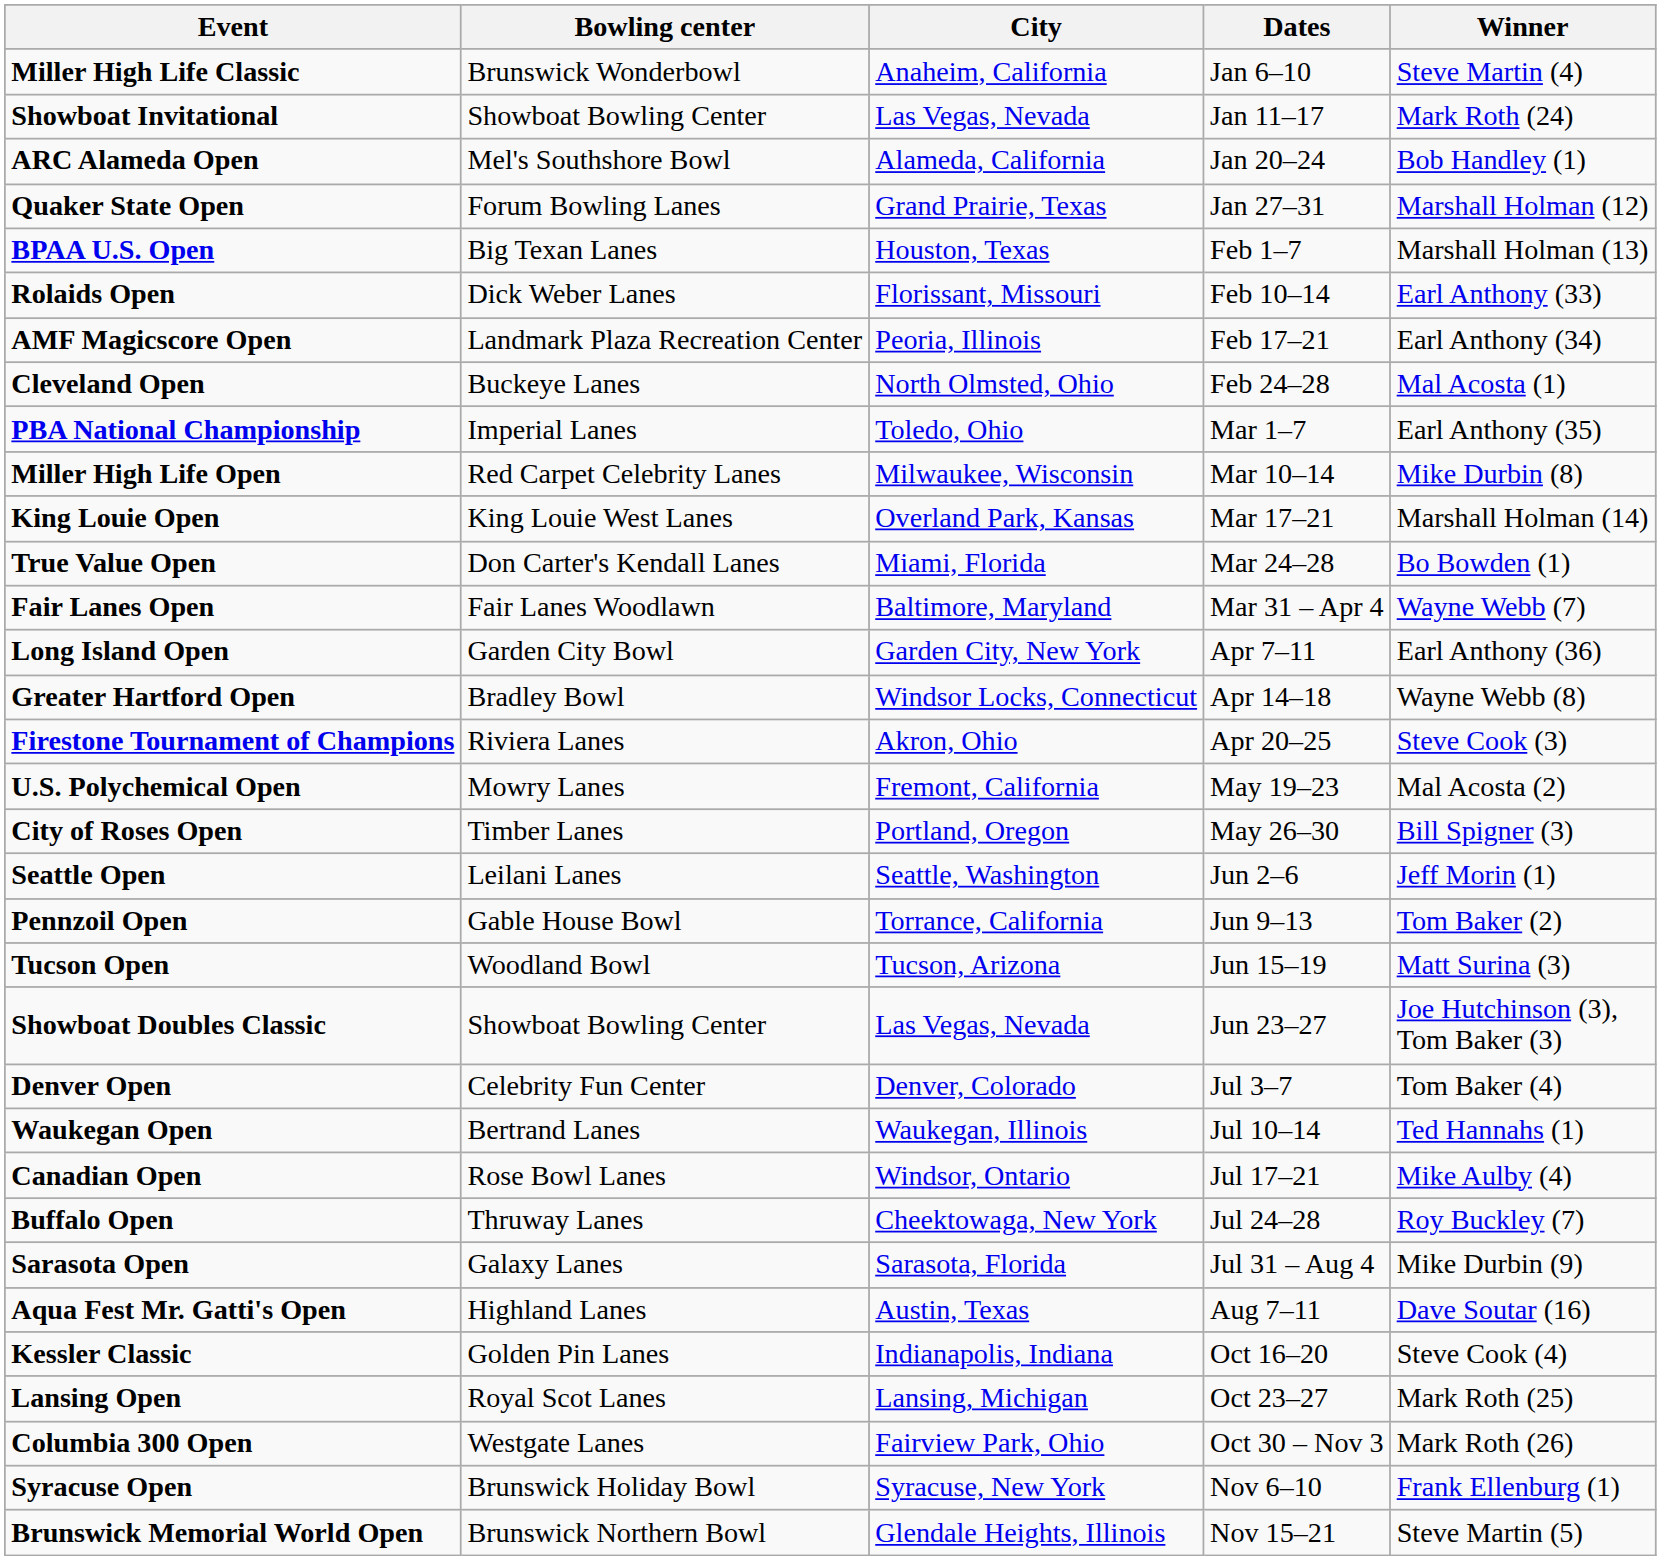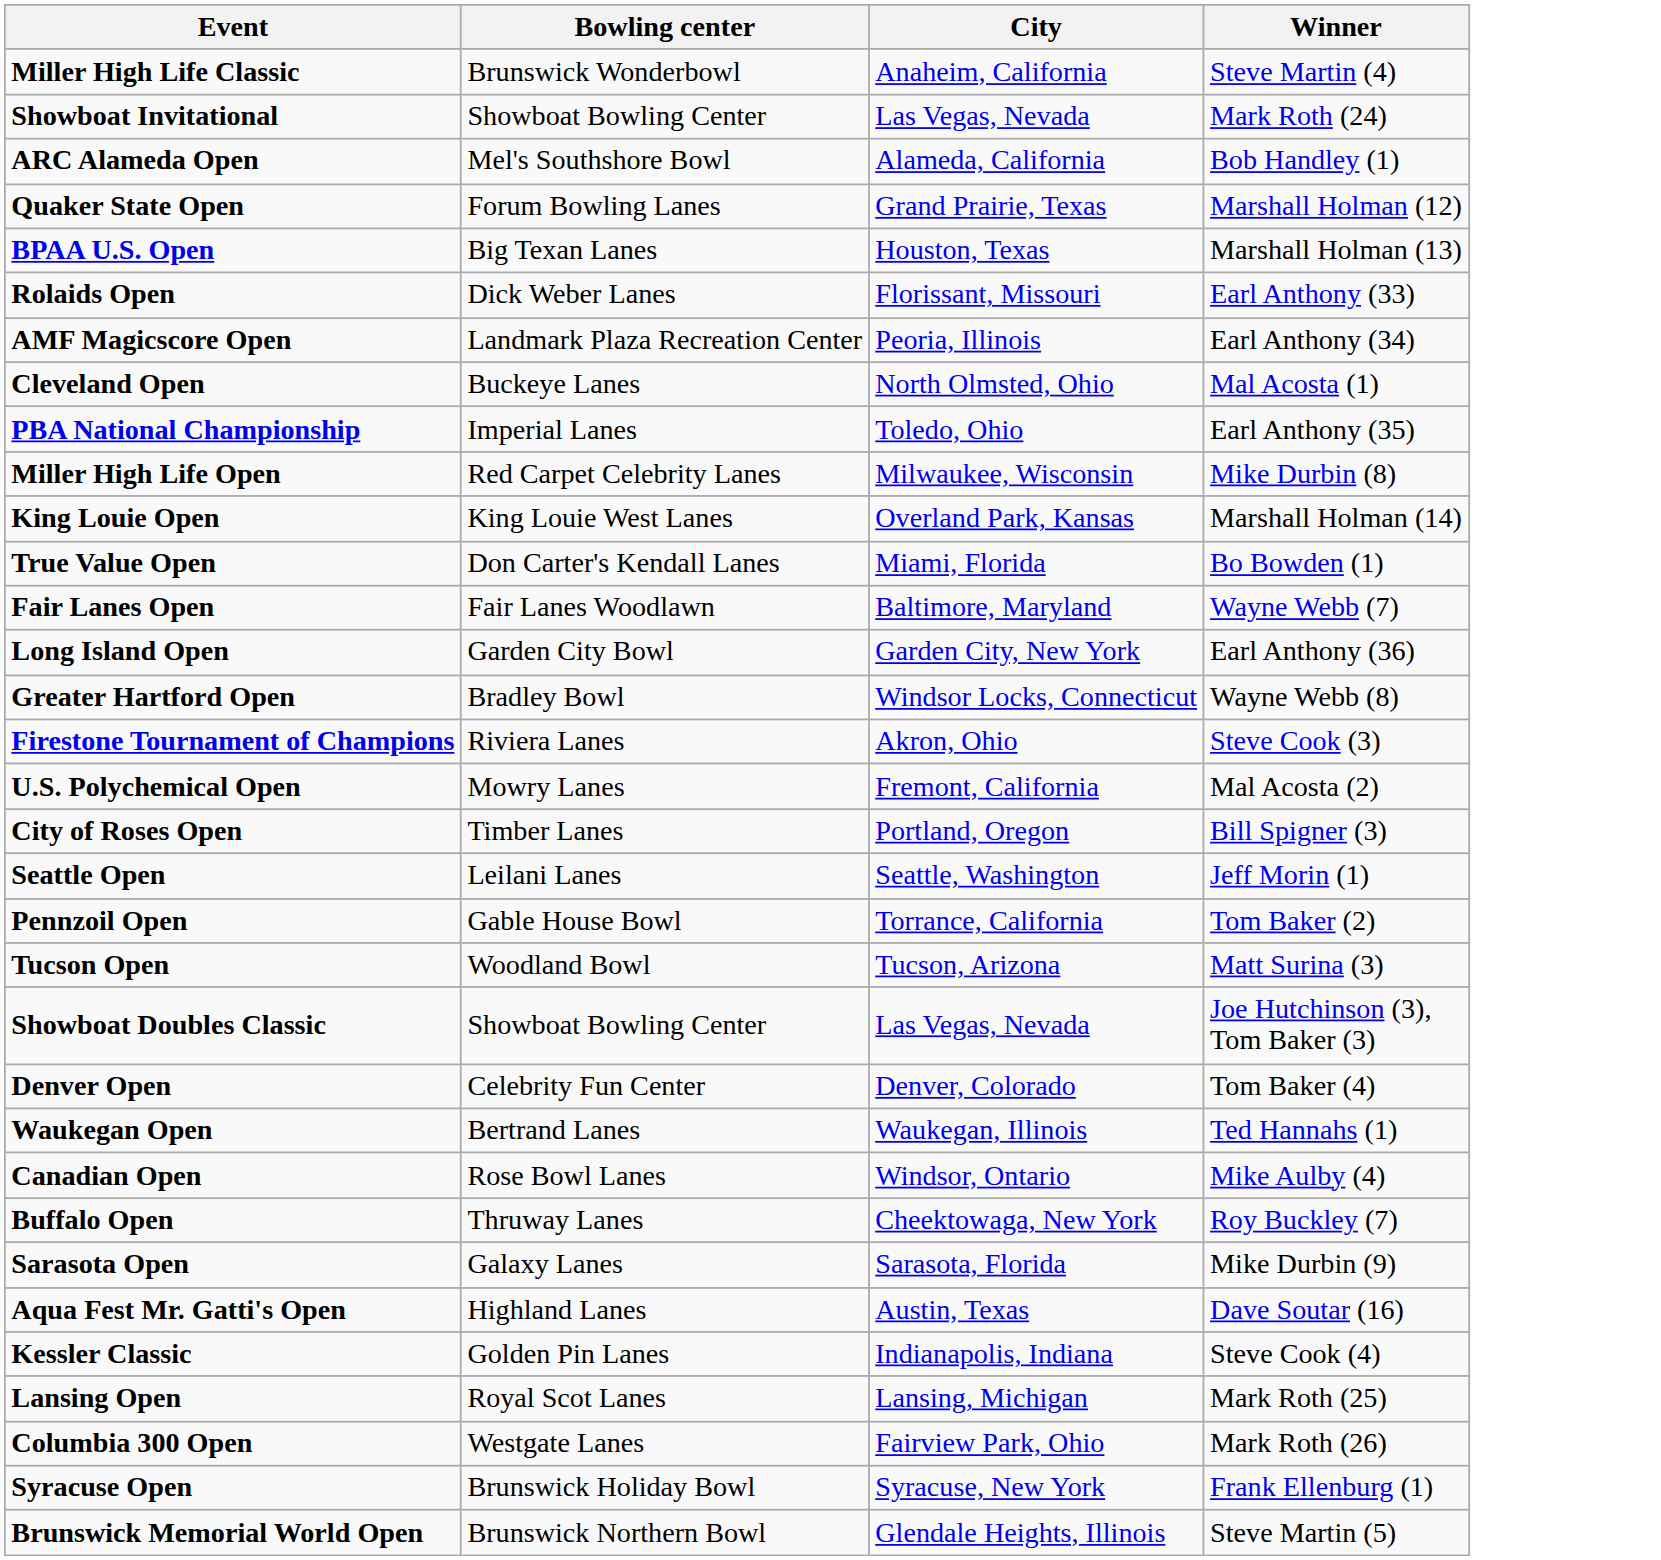- column: (1297, 26)
